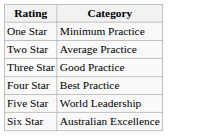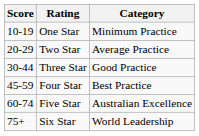+ column: (20, 13)
(101, 103) World Leadership -> (142, 103) Australian Excellence
(110, 121) Australian Excellence -> (133, 121) World Leadership
